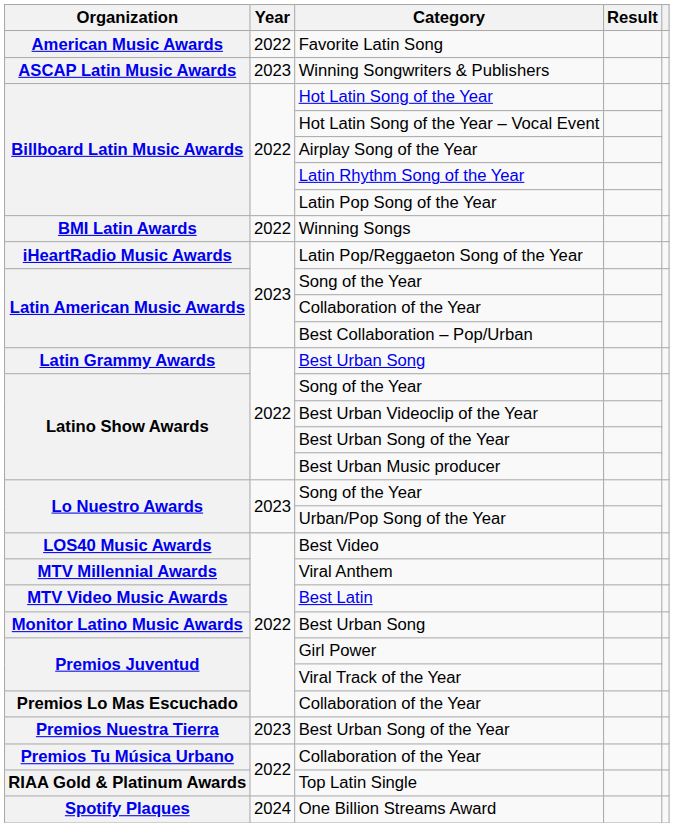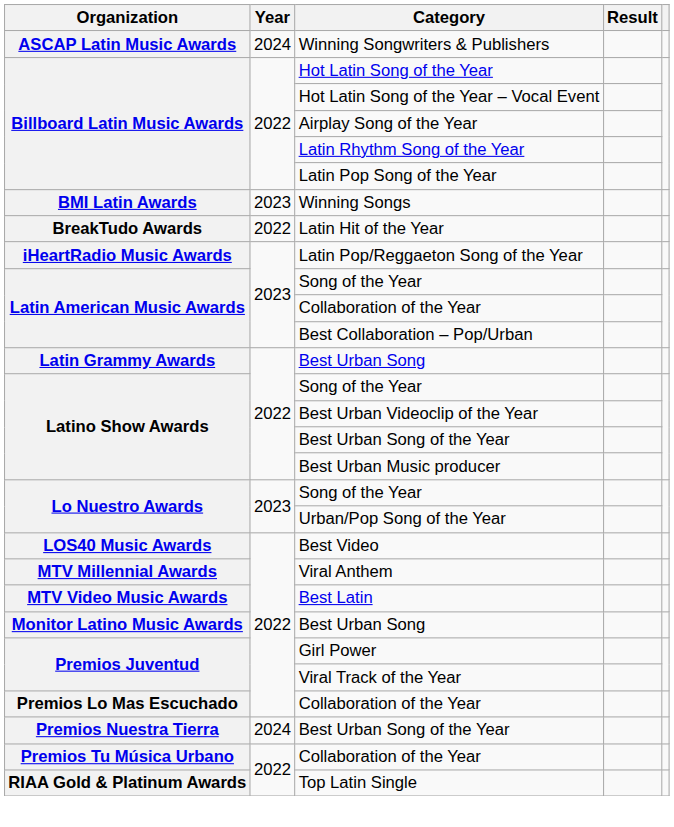- row: (127, 44)
(272, 70) 2023 -> (272, 44) 2024
(272, 228) 2022 -> (272, 202) 2023
+ row: (127, 228)
(272, 730) 2023 -> (272, 730) 2024
- row: (127, 809)
